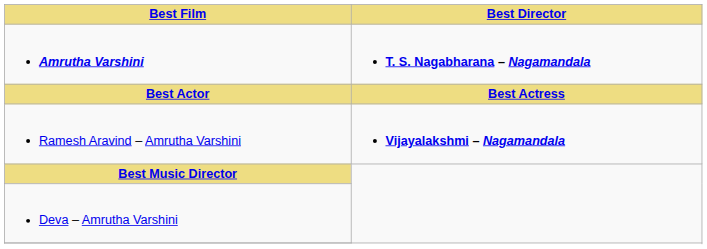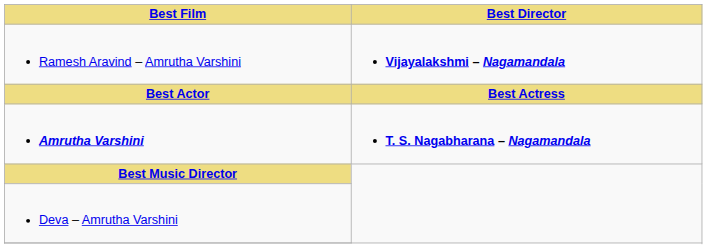rows swapped: (178, 61) <-> (178, 141)
